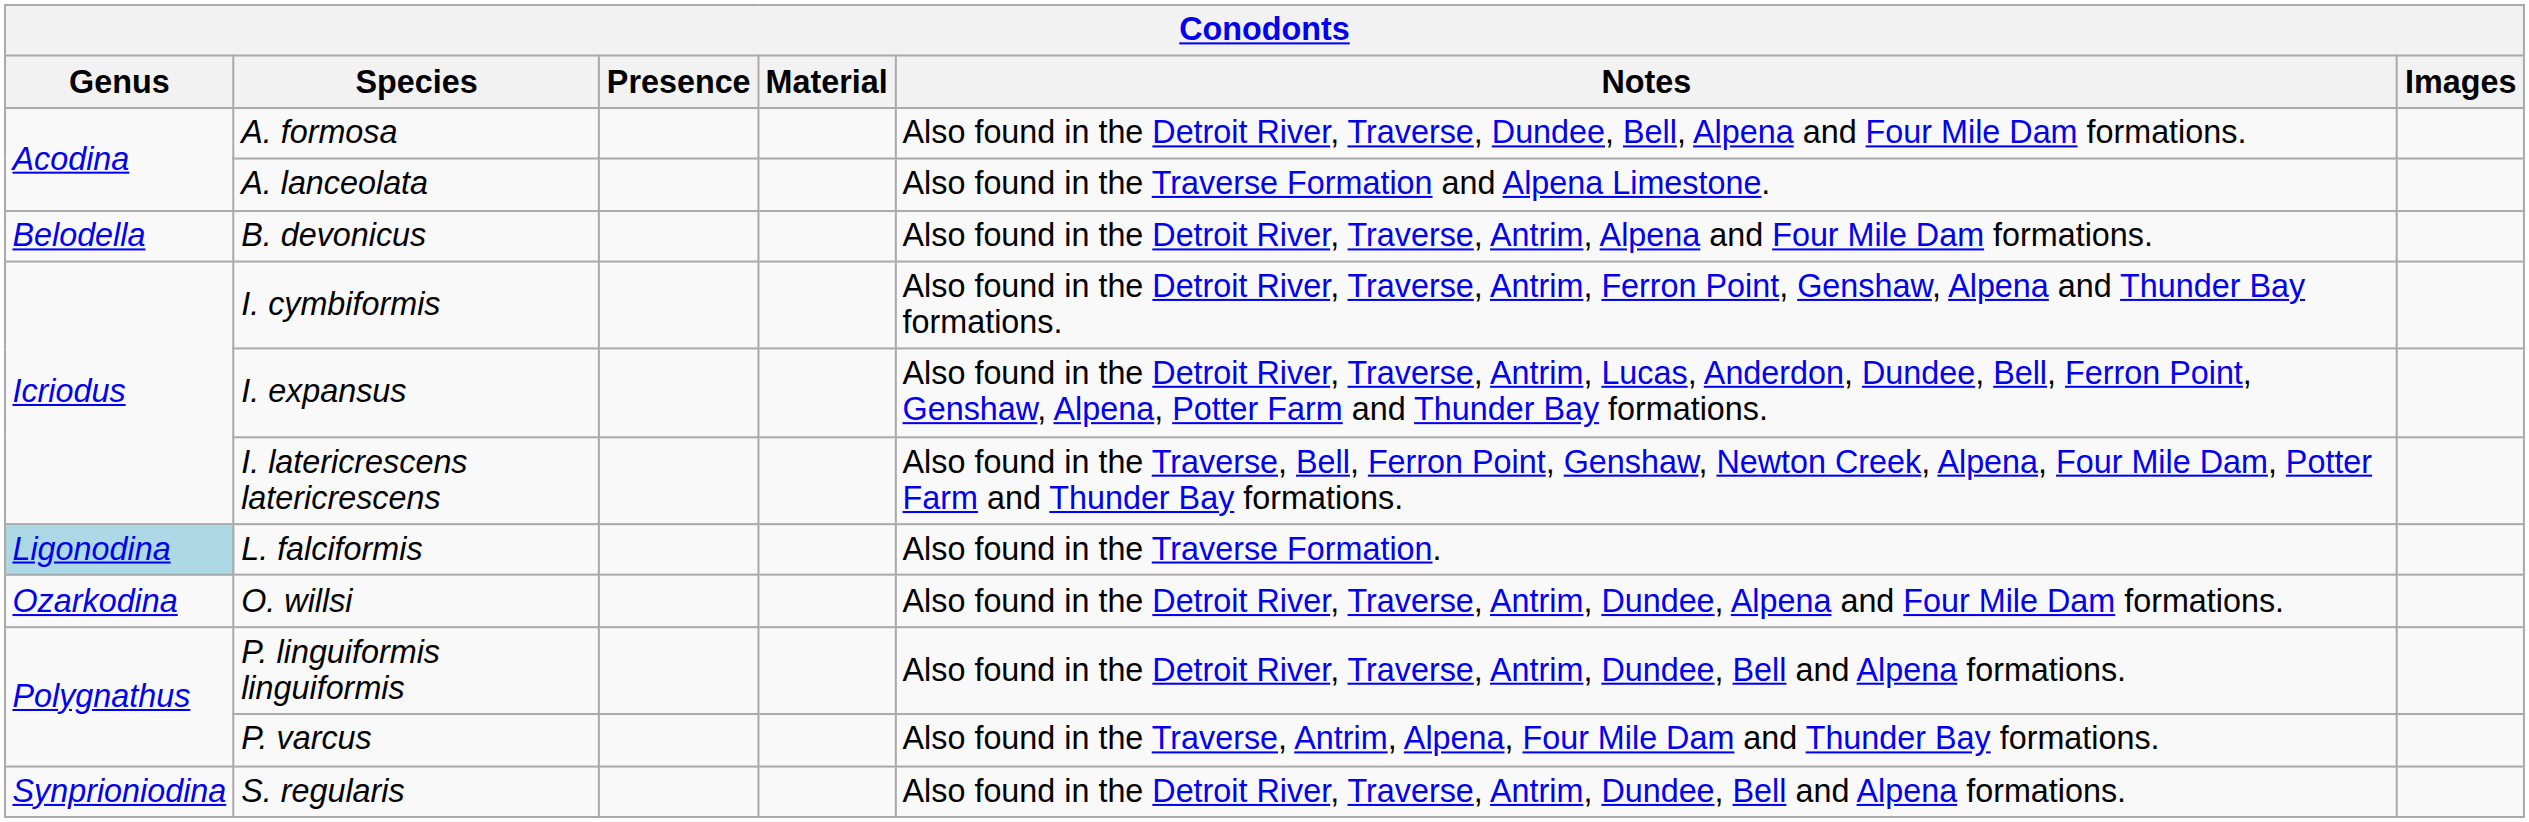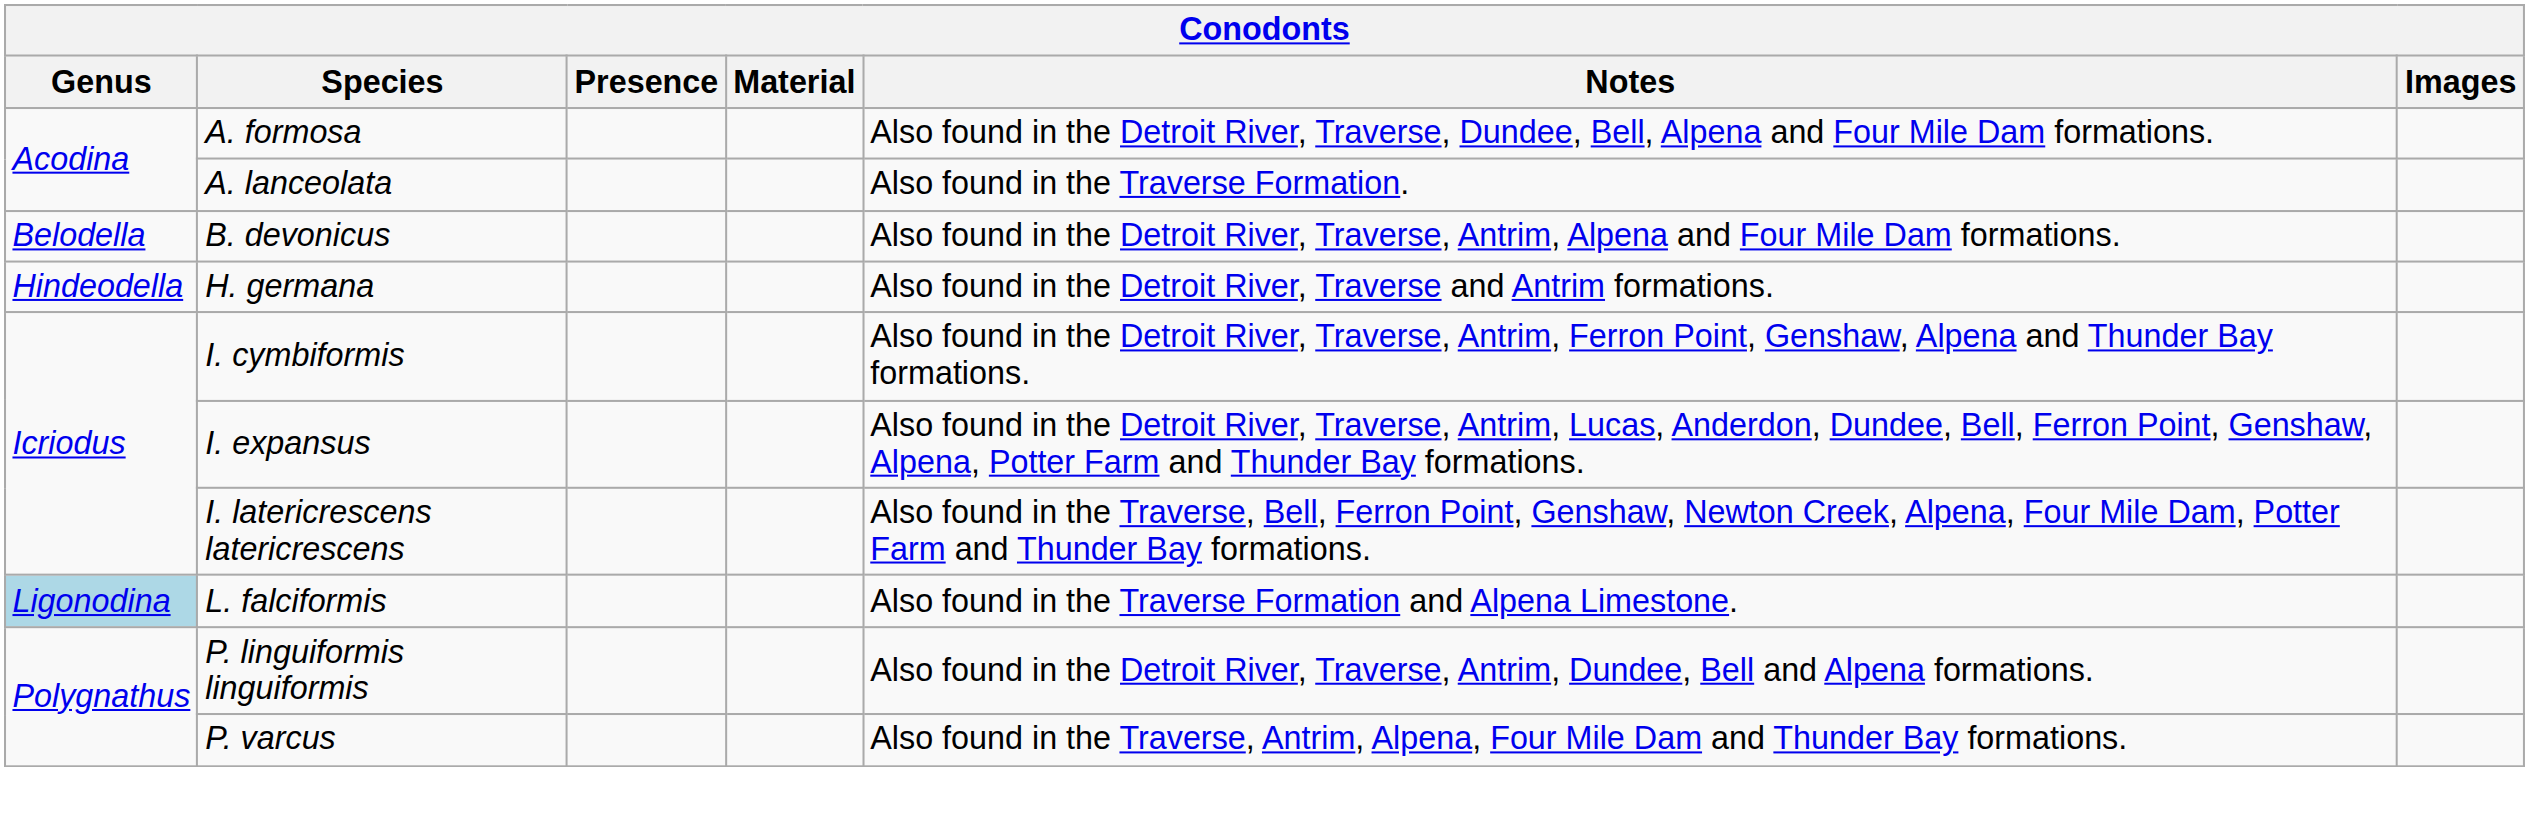(1336, 183) Also found in the Traverse Formation and Alpena Limestone. -> (1140, 183) Also found in the Traverse Formation.
+ row: (290, 286)
(1172, 549) Also found in the Traverse Formation. -> (1304, 600) Also found in the Traverse Formation and Alpena Limestone.
- row: (297, 600)
- row: (323, 790)
